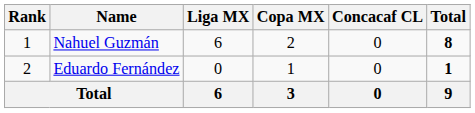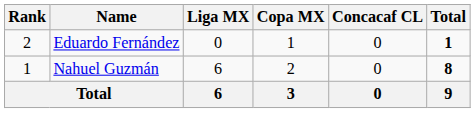rows swapped: (106, 42) <-> (116, 68)
